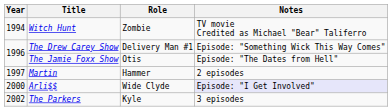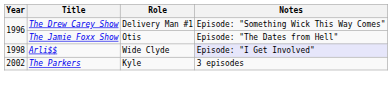- row: (52, 28)
- row: (43, 73)
(16, 86) 2000 -> (16, 50) 1998
